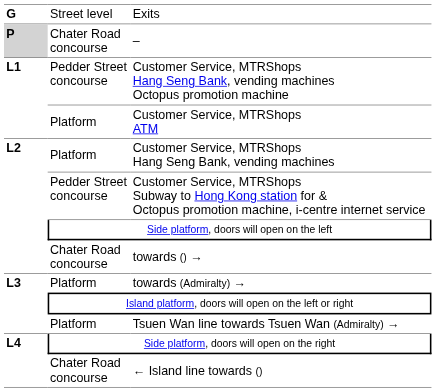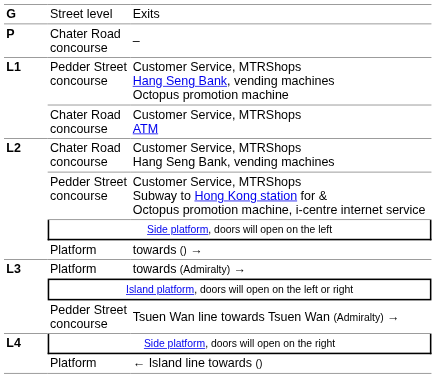(11, 33) lightgrey background -> (11, 33) no background
(73, 121) Platform -> (85, 121) Chater Road concourse
(73, 155) Platform -> (85, 155) Chater Road concourse
(85, 256) Chater Road concourse -> (73, 249) Platform
(73, 323) Platform -> (89, 316) Pedder Street concourse
(85, 370) Chater Road concourse -> (73, 363) Platform
